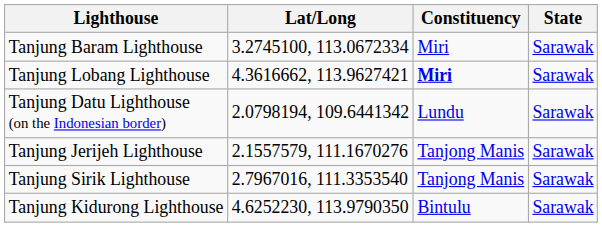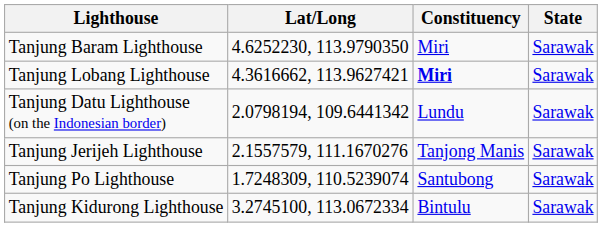(320, 46) 3.2745100, 113.0672334 -> (320, 46) 4.6252230, 113.9790350
- row: (99, 179)
+ row: (91, 179)
(320, 207) 4.6252230, 113.9790350 -> (320, 207) 3.2745100, 113.0672334
